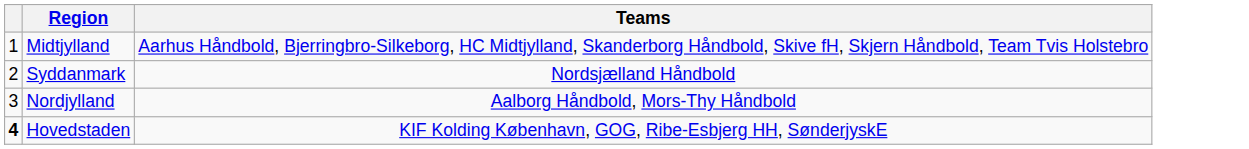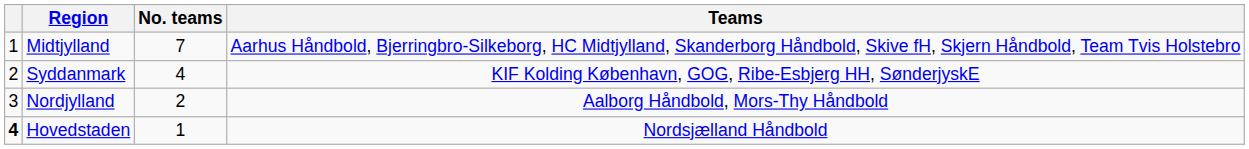+ column: (180, 18)
(643, 74) Nordsjælland Håndbold -> (736, 74) KIF Kolding København, GOG, Ribe-Esbjerg HH, SønderjyskE
(643, 130) KIF Kolding København, GOG, Ribe-Esbjerg HH, SønderjyskE -> (736, 130) Nordsjælland Håndbold
